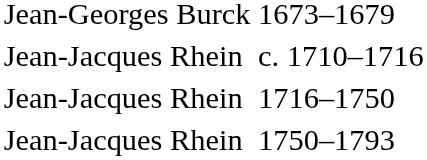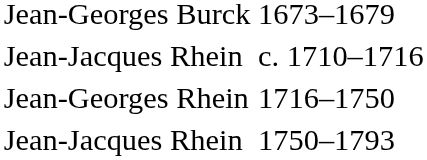(123, 97) Jean-Jacques Rhein -> (126, 97) Jean-Georges Rhein
